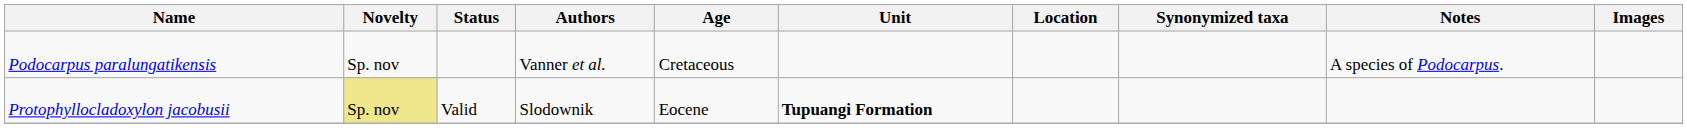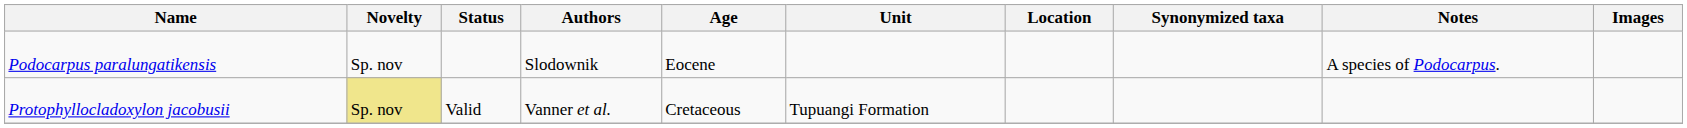(563, 63) Vanner et al. -> (562, 63) Slodownik
(696, 63) Cretaceous -> (690, 63) Eocene
(556, 109) Slodownik -> (568, 109) Vanner et al.
(684, 109) Eocene -> (703, 109) Cretaceous
(857, 109) bold -> (859, 109) normal
